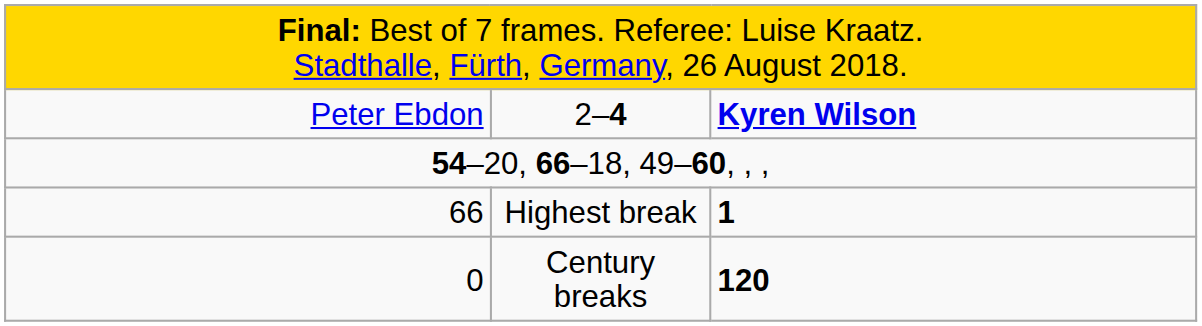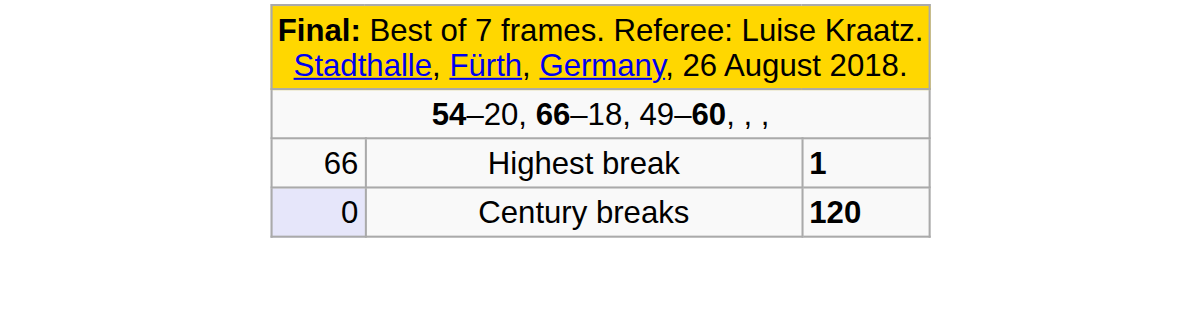- row: (601, 114)
(475, 279) no background -> (350, 213) lavender background
